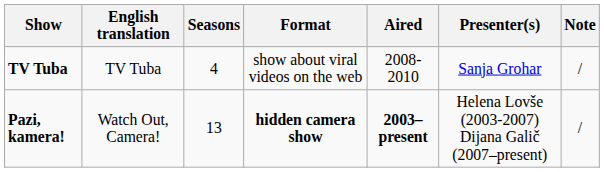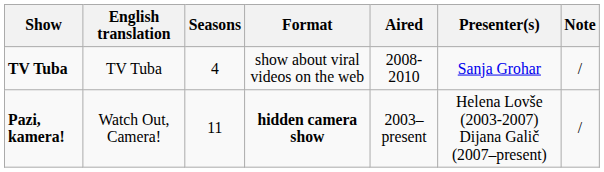(214, 128) 13 -> (215, 128) 11
(403, 128) bold -> (404, 128) normal
